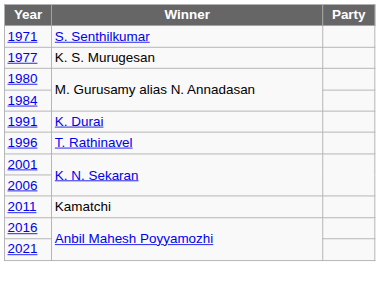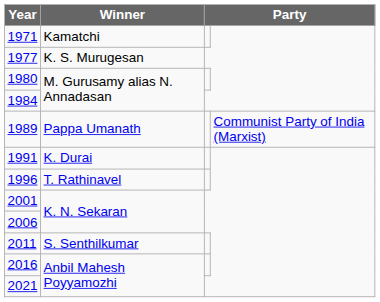(102, 36) S. Senthilkumar -> (72, 36) Kamatchi
+ row: (22, 129)
(83, 206) Kamatchi -> (91, 243) S. Senthilkumar
